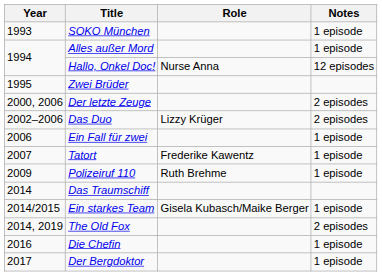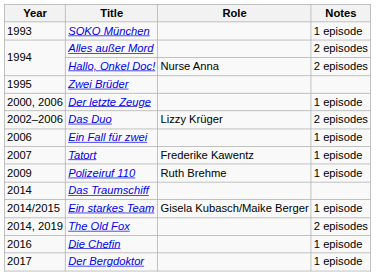(338, 48) 1 episode -> (341, 48) 2 episodes
(344, 66) 12 episodes -> (341, 66) 2 episodes
(341, 102) 2 episodes -> (338, 102) 1 episode
